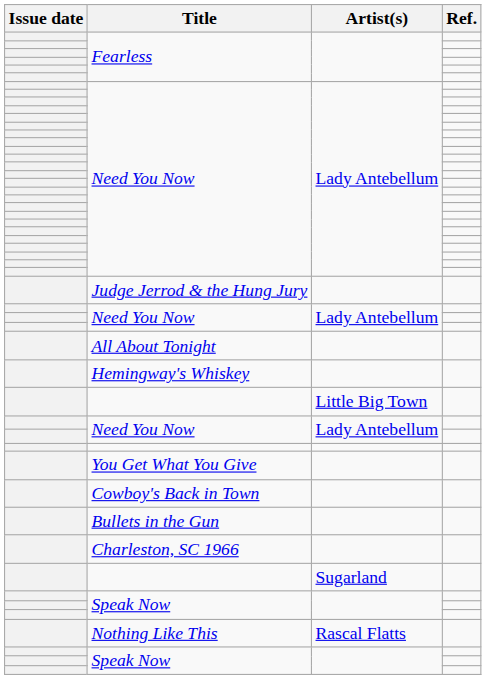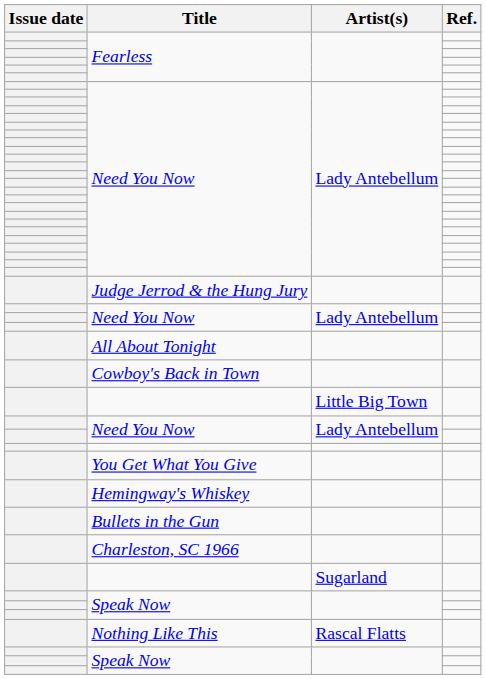rows swapped: (175, 493) <-> (170, 373)
